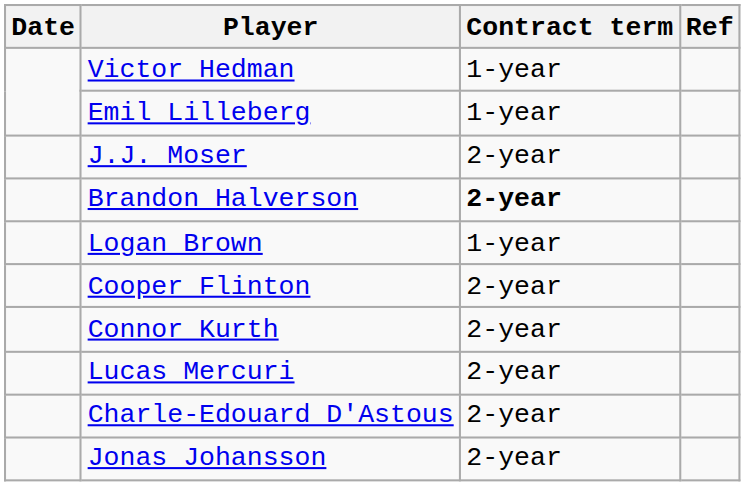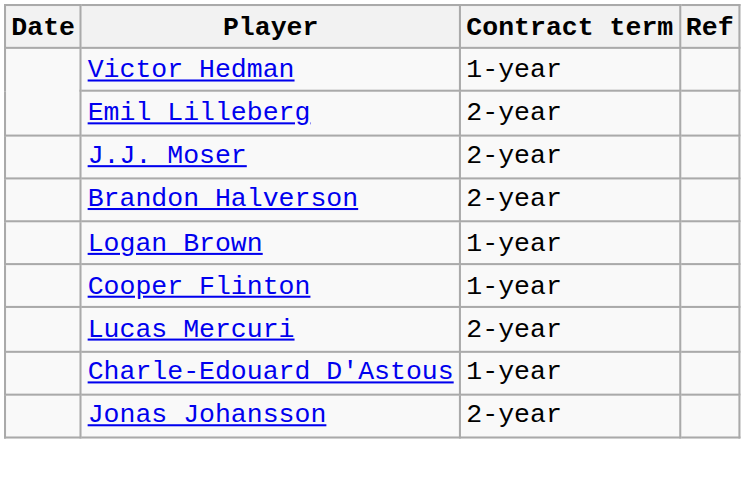(514, 113) 1-year -> (514, 113) 2-year
(514, 200) bold -> (514, 200) normal
(514, 286) 2-year -> (514, 286) 1-year
- row: (183, 329)
(514, 416) 2-year -> (514, 372) 1-year
